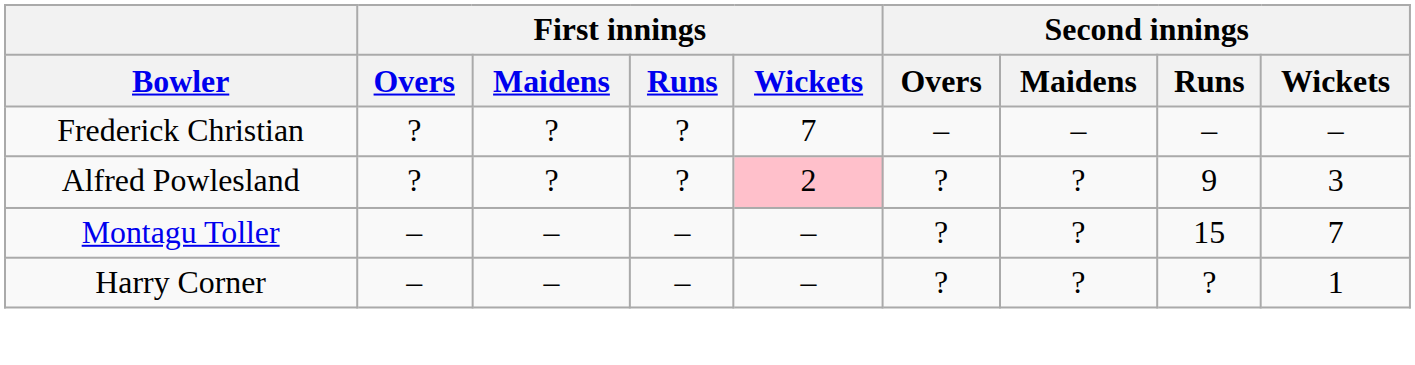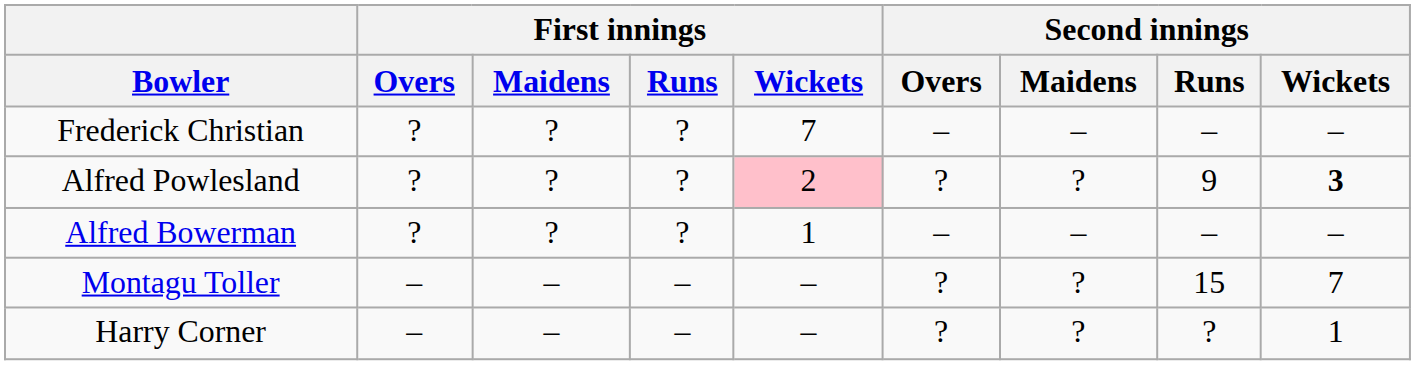(1336, 181) normal -> (1336, 181) bold
+ row: (181, 231)
